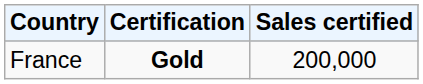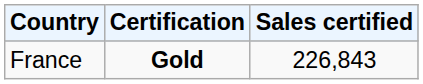(334, 59) 200,000 -> (334, 59) 226,843
